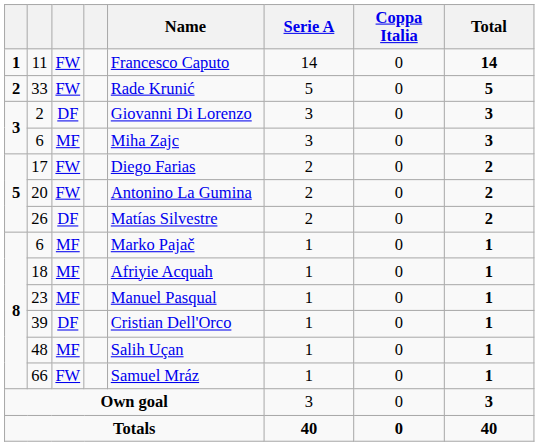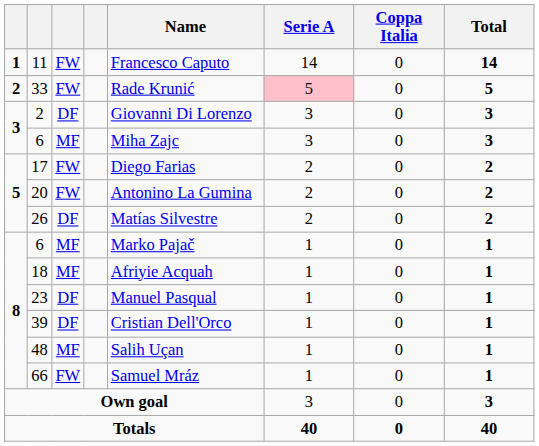(309, 88) no background -> (309, 88) pink background
(68, 297) MF -> (68, 297) DF
